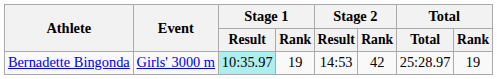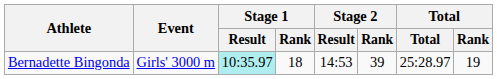(295, 62) 19 -> (295, 62) 18
(377, 62) 42 -> (377, 62) 39
